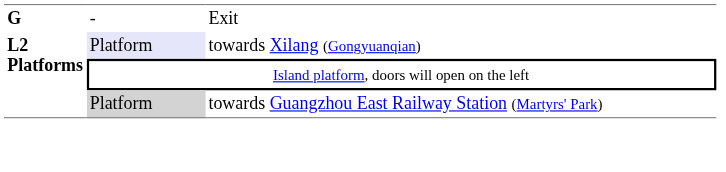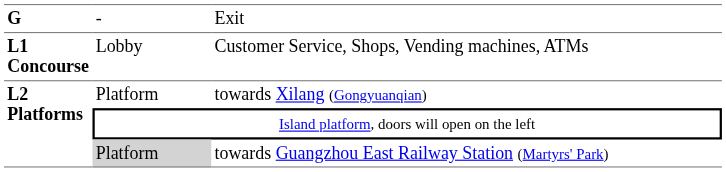+ row: (401, 46)
(121, 45) lavender background -> (127, 94) no background
